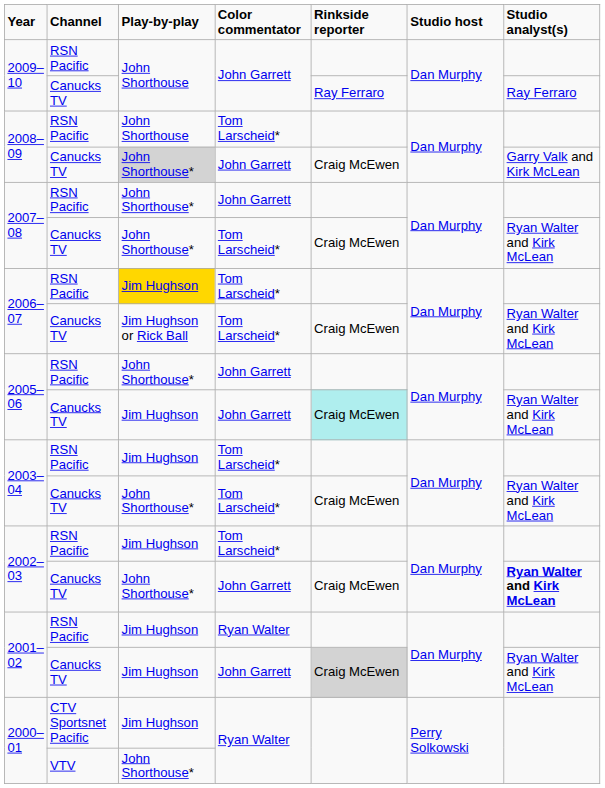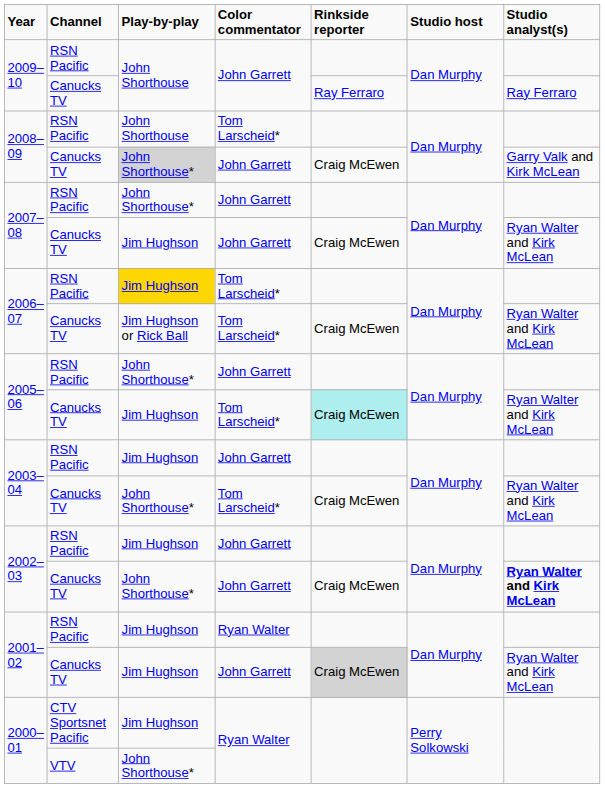(158, 243) John Shorthouse* -> (160, 243) Jim Hughson
(249, 243) Tom Larscheid* -> (254, 243) John Garrett
(254, 414) John Garrett -> (249, 414) Tom Larscheid*
(249, 457) Tom Larscheid* -> (254, 457) John Garrett
(249, 543) Tom Larscheid* -> (254, 543) John Garrett
